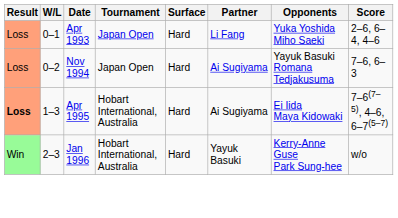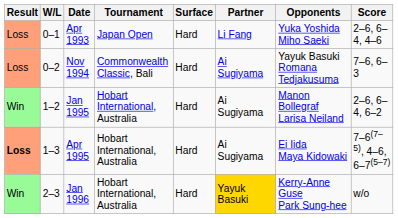(126, 68) Japan Open -> (133, 68) Commonwealth Classic, Bali
+ row: (78, 107)
(226, 155) no background -> (233, 194) gold background
